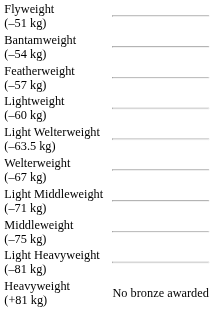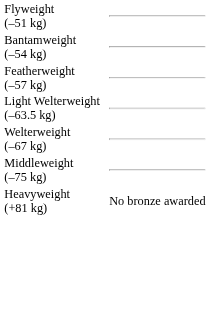- row: (34, 108)
- row: (54, 201)
- row: (52, 262)
